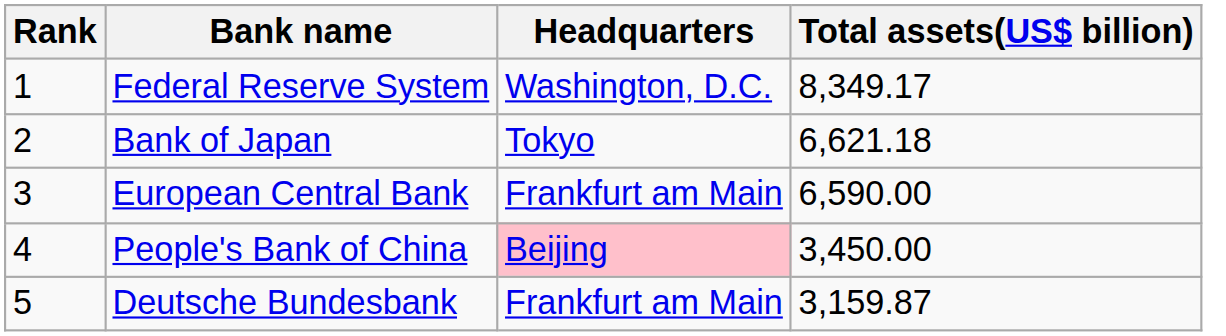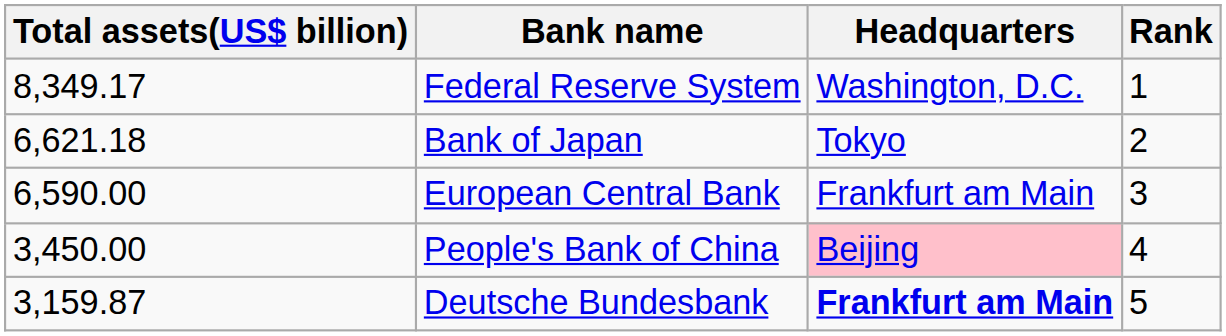columns swapped: (55, 31) <-> (996, 31)
(644, 303) normal -> (965, 303) bold
